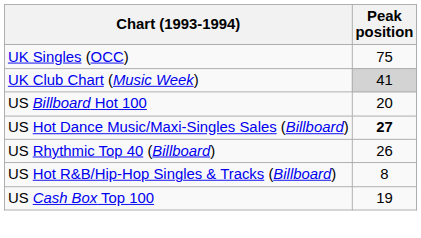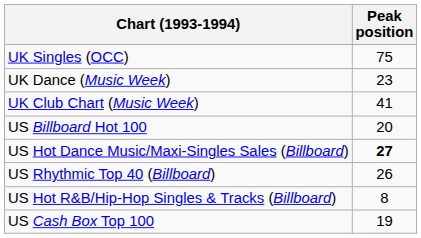+ row: (89, 80)
(384, 80) lightgrey background -> (384, 103) no background
